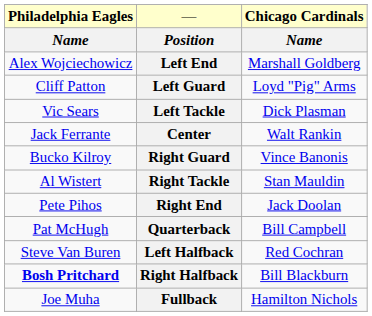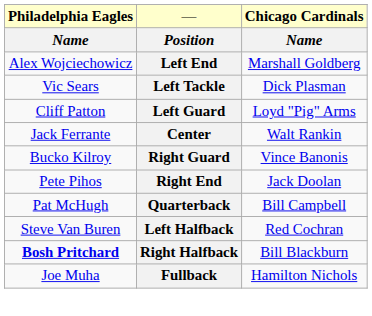rows swapped: (189, 110) <-> (189, 87)
- row: (189, 181)
